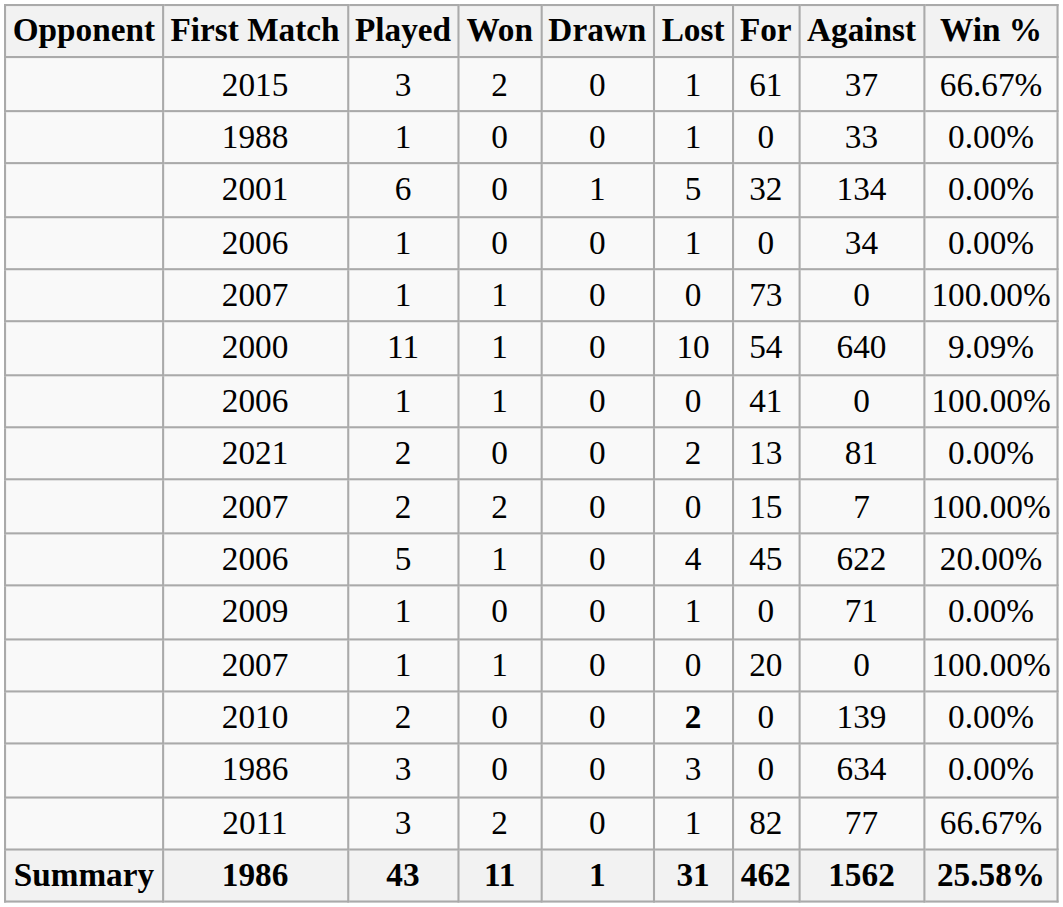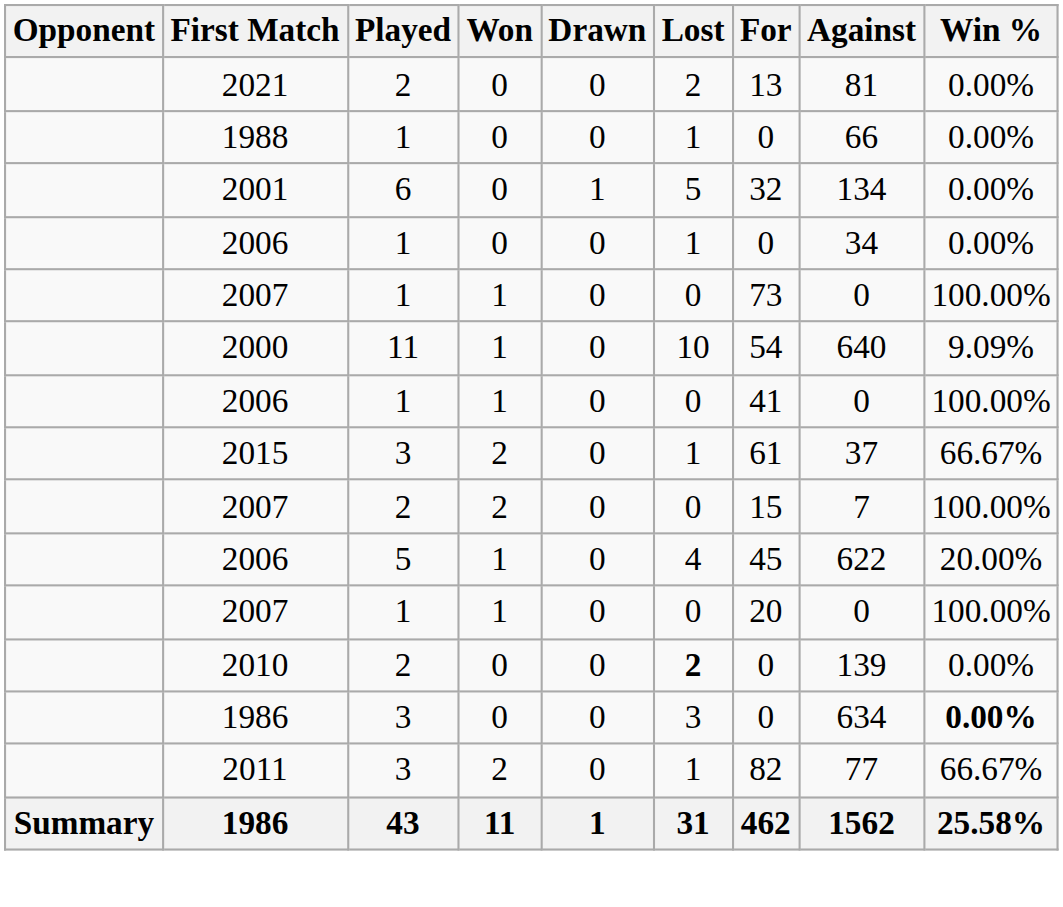rows swapped: (255, 83) <-> (255, 453)
(862, 136) 33 -> (862, 136) 66
- row: (255, 611)
(991, 769) normal -> (991, 717) bold
